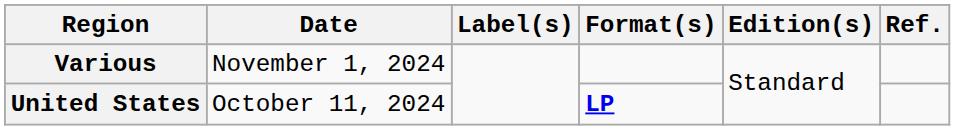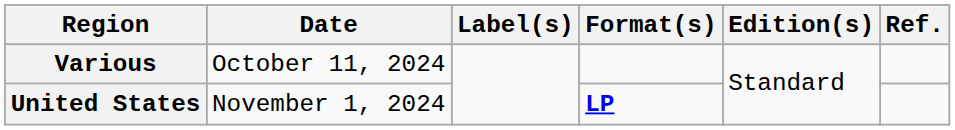(329, 64) November 1, 2024 -> (329, 64) October 11, 2024
(329, 104) October 11, 2024 -> (329, 104) November 1, 2024
